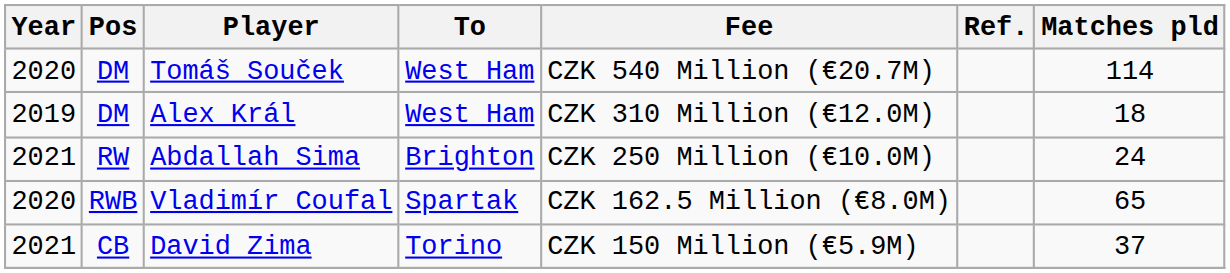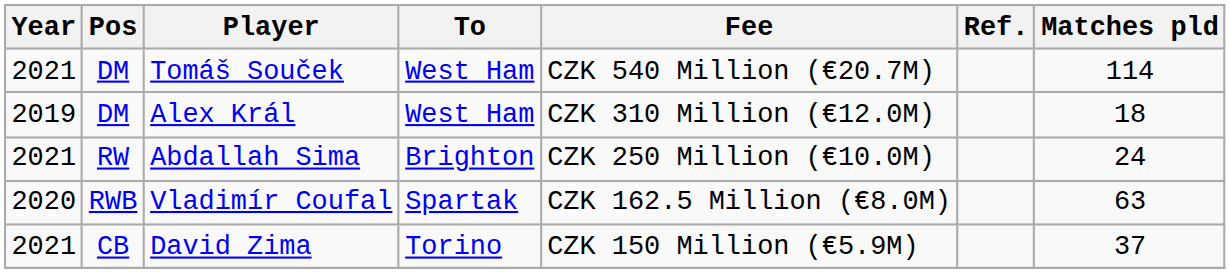(44, 71) 2020 -> (44, 71) 2021
(1130, 202) 65 -> (1130, 202) 63
